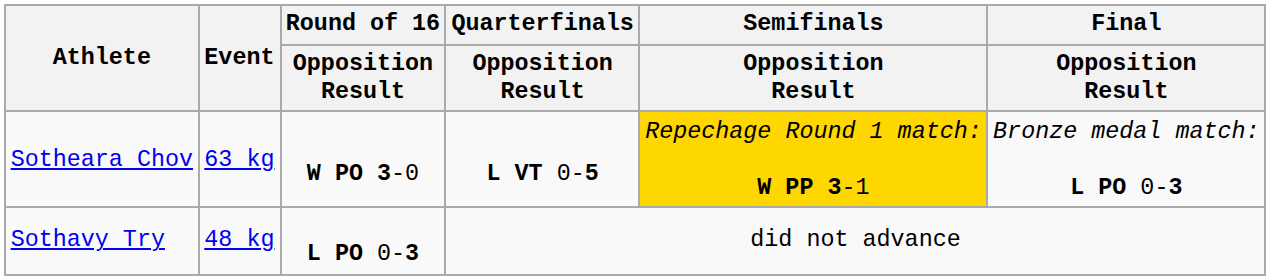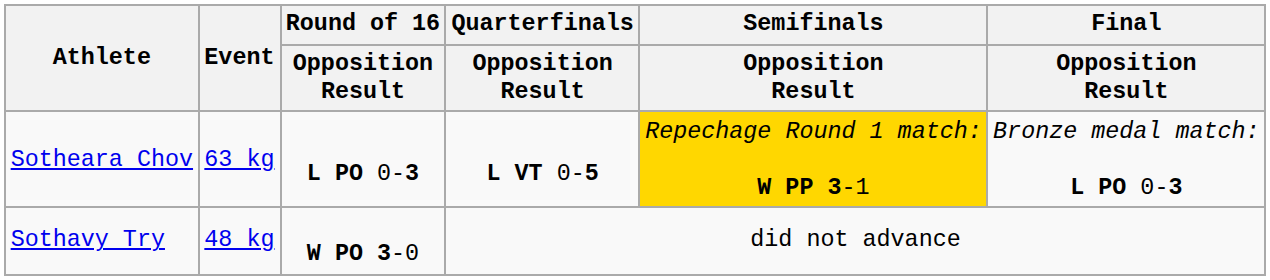(363, 173) W PO 3-0 -> (363, 173) L PO 0-3
(363, 254) L PO 0-3 -> (363, 254) W PO 3-0
